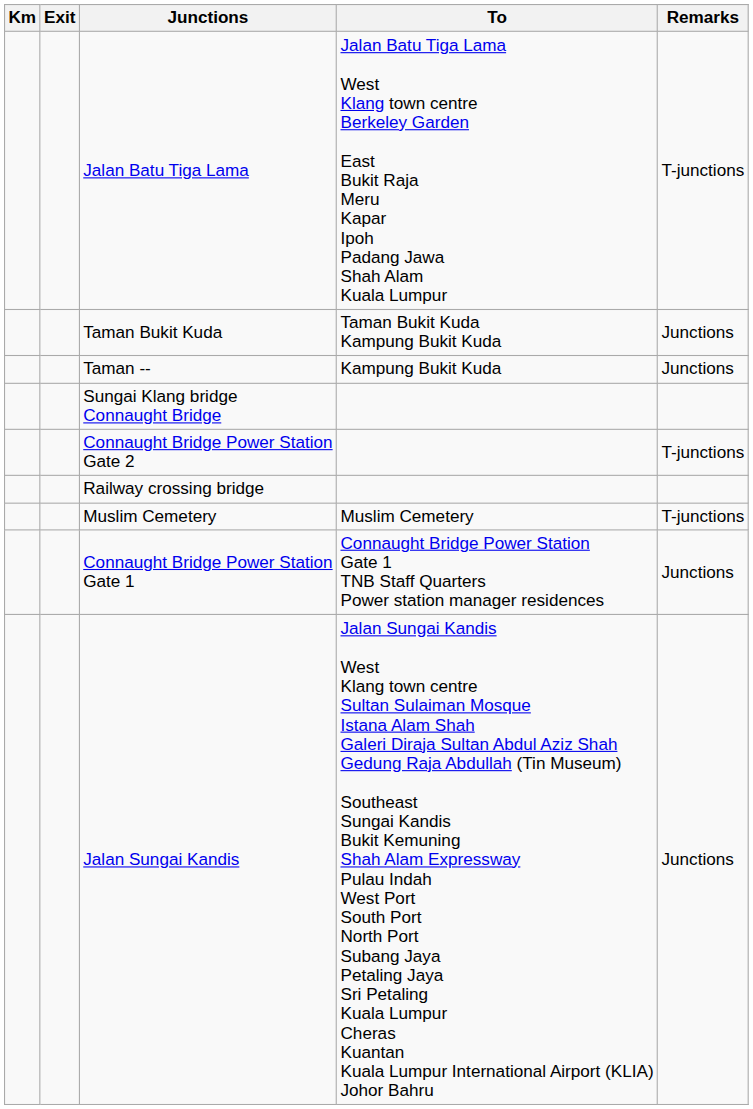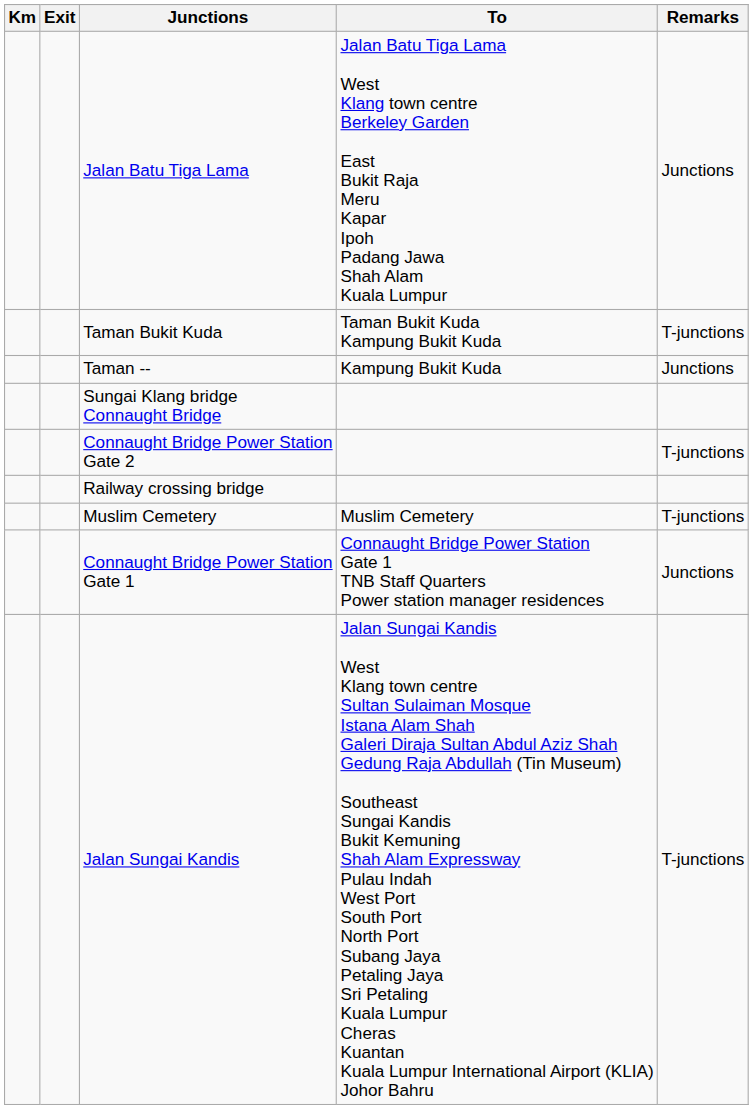(703, 170) T-junctions -> (698, 170) Junctions
(698, 332) Junctions -> (703, 332) T-junctions
(698, 859) Junctions -> (703, 859) T-junctions
